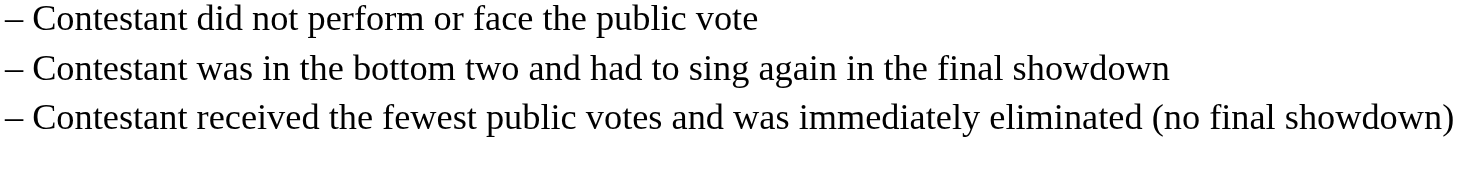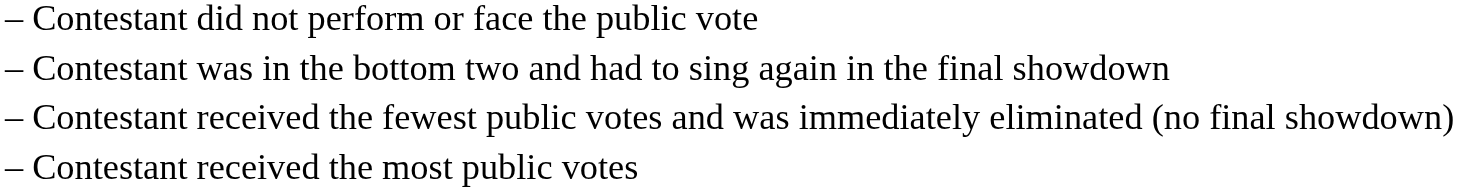+ row: (335, 167)
